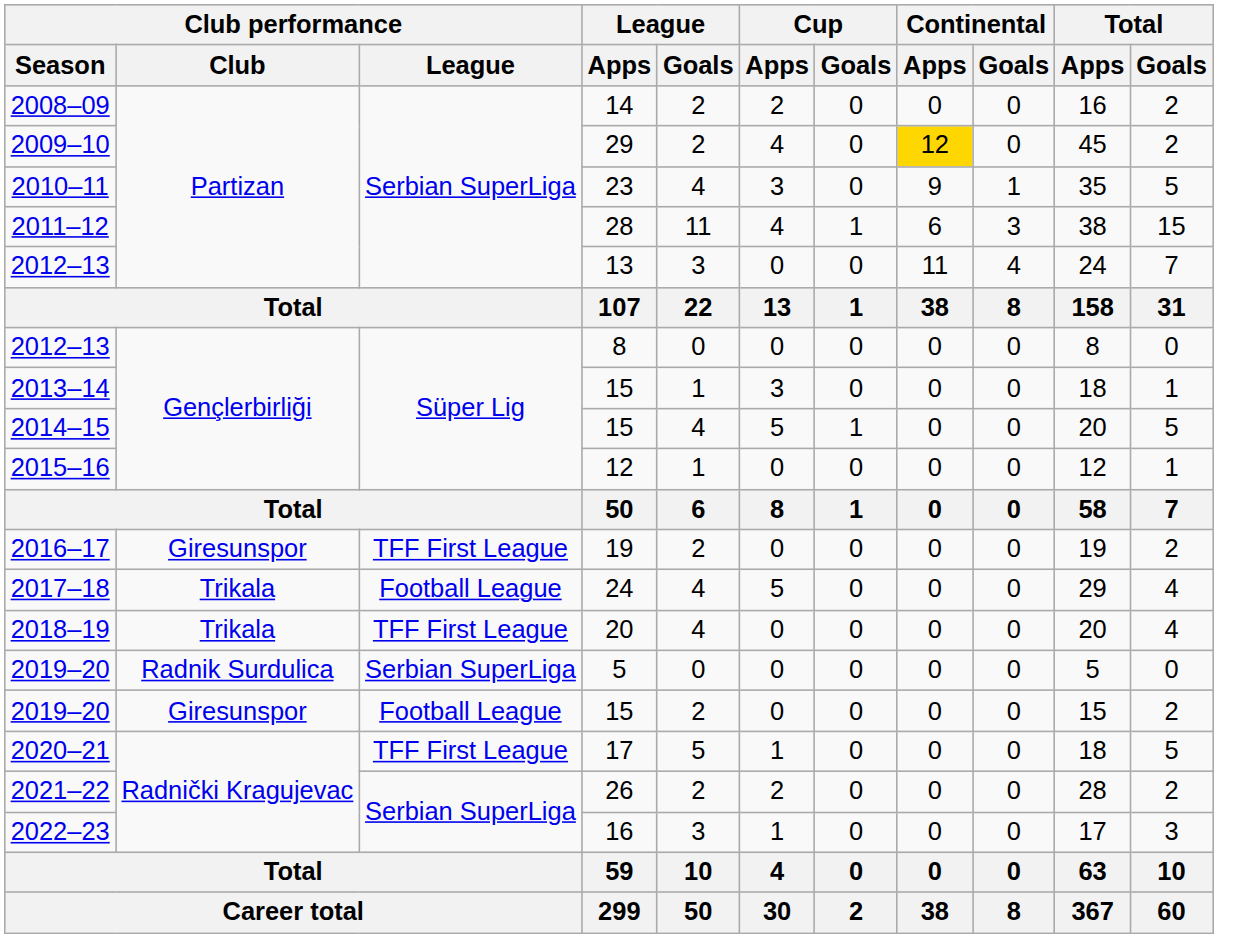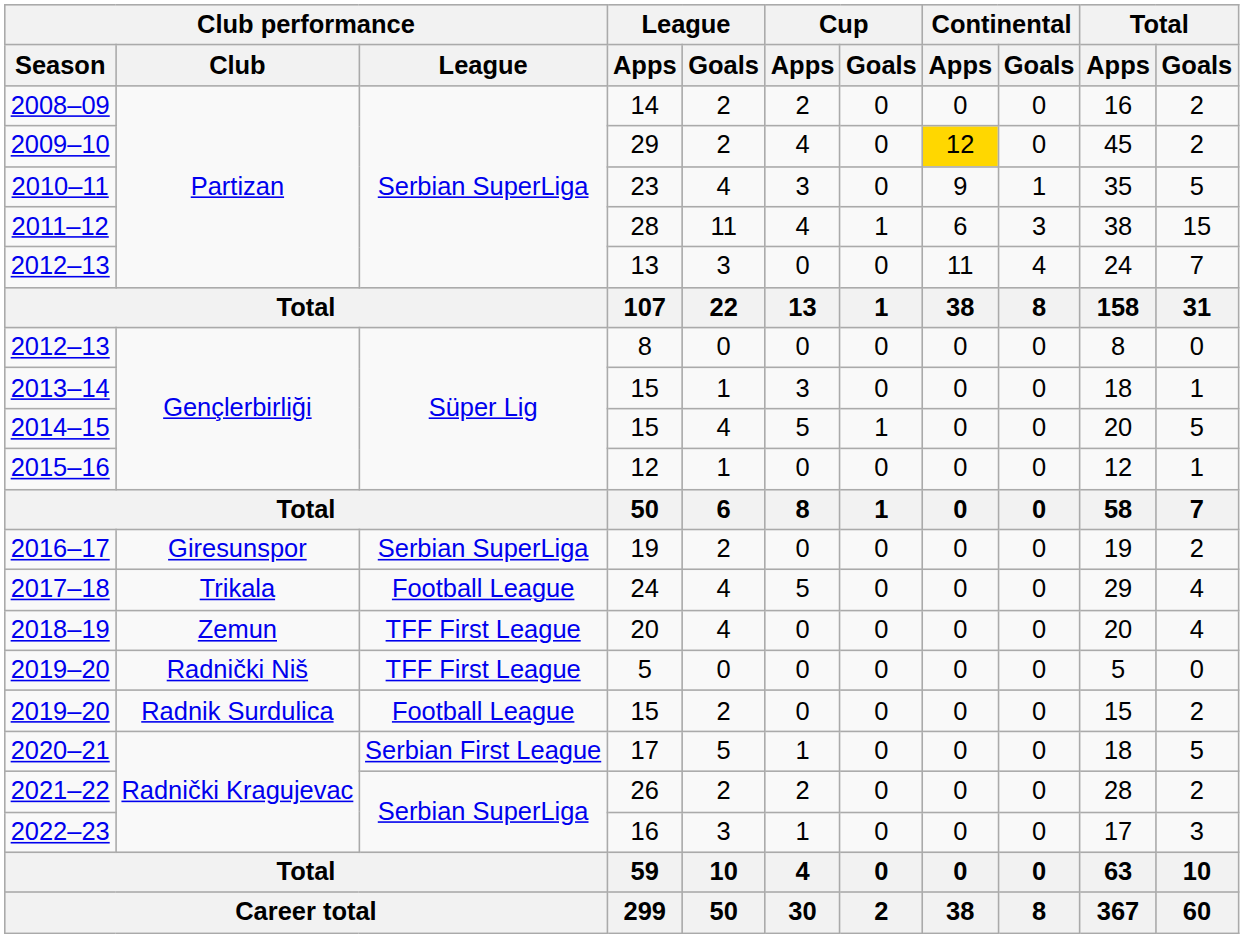(470, 549) TFF First League -> (483, 549) Serbian SuperLiga
(237, 629) Trikala -> (237, 629) Zemun
(237, 670) Radnik Surdulica -> (237, 670) Radnički Niš
(470, 670) Serbian SuperLiga -> (483, 670) TFF First League
(237, 710) Giresunspor -> (237, 710) Radnik Surdulica
(470, 750) TFF First League -> (483, 750) Serbian First League
